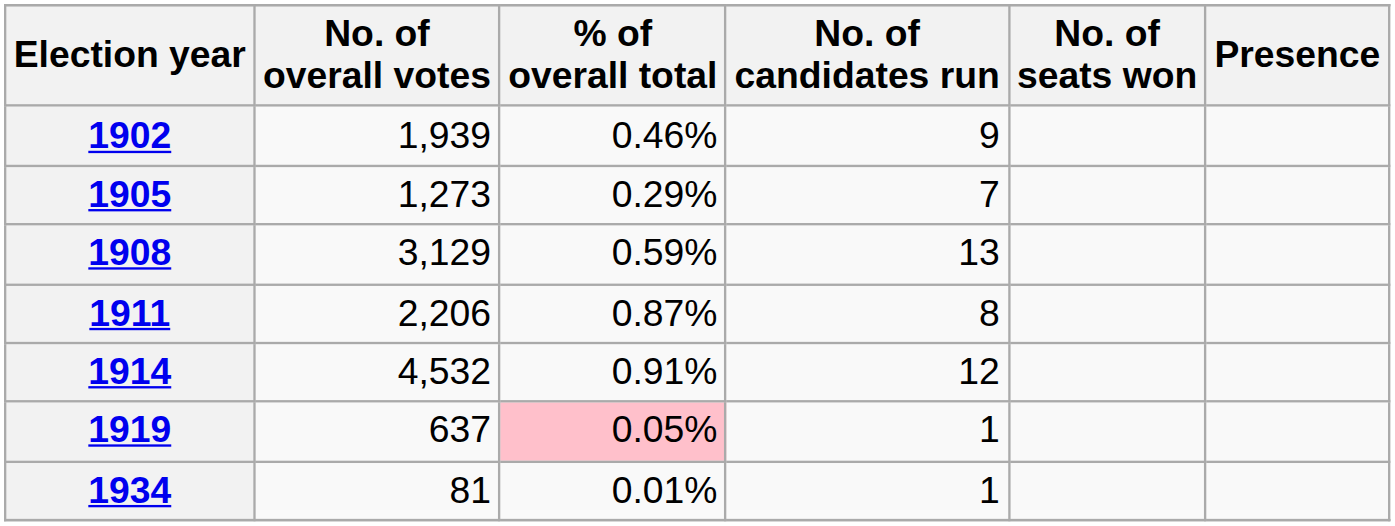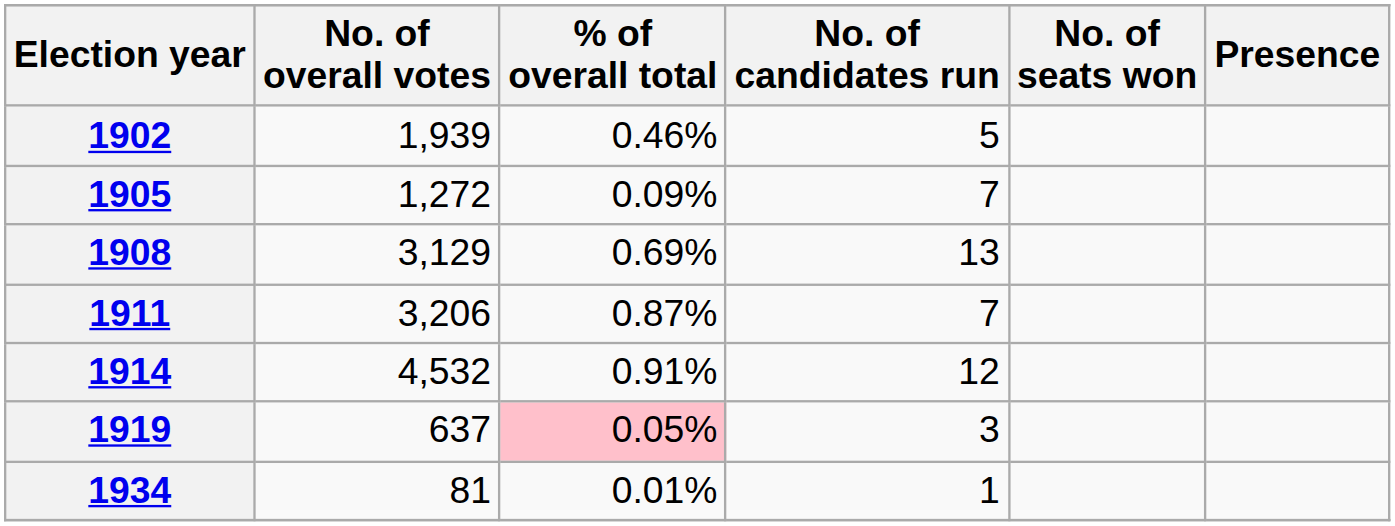(989, 135) 9 -> (989, 135) 5
(444, 194) 1,273 -> (444, 194) 1,272
(665, 194) 0.29% -> (665, 194) 0.09%
(665, 253) 0.59% -> (665, 253) 0.69%
(444, 312) 2,206 -> (444, 312) 3,206
(989, 312) 8 -> (989, 312) 7
(989, 430) 1 -> (989, 430) 3
